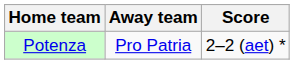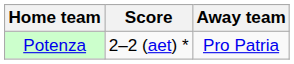columns swapped: (246, 18) <-> (153, 18)
